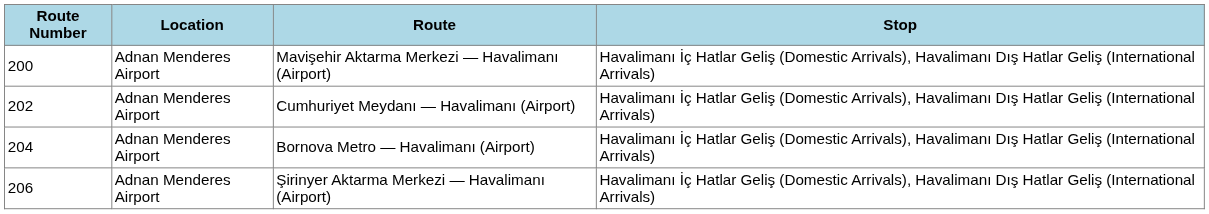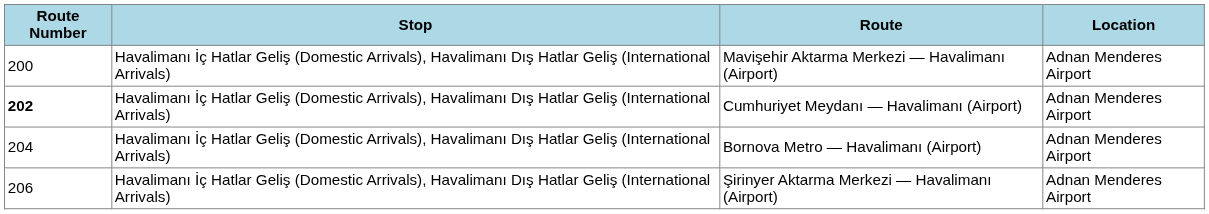columns swapped: (900, 24) <-> (192, 24)
(20, 106) normal -> (20, 106) bold
